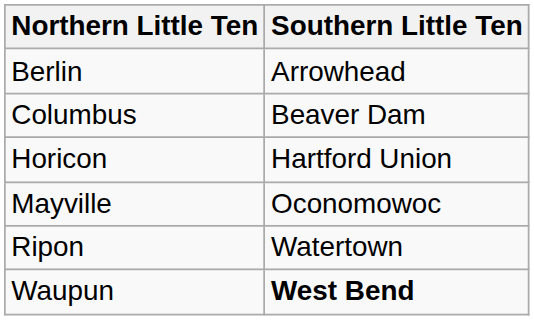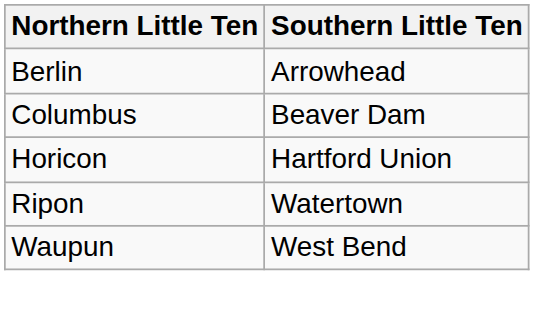- row: (62, 203)
(343, 291) bold -> (339, 247) normal
